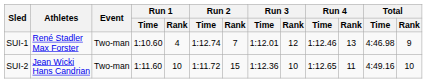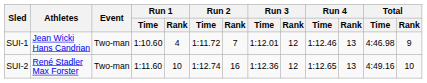(58, 44) René Stadler Max Forster -> (61, 44) Jean Wicki Hans Candrian
(206, 44) 1:12.74 -> (206, 44) 1:11.72
(61, 67) Jean Wicki Hans Candrian -> (58, 67) René Stadler Max Forster
(206, 67) 1:11.72 -> (206, 67) 1:12.74
(235, 67) 15 -> (235, 67) 16
(293, 67) 10 -> (293, 67) 12
(351, 67) 11 -> (351, 67) 13
